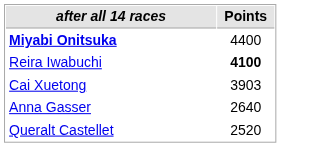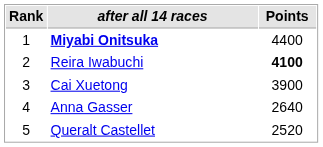+ column: (26, 17)
(246, 85) 3903 -> (287, 85) 3900
